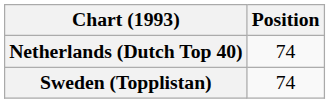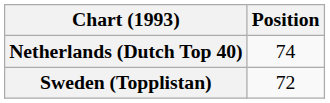(286, 82) 74 -> (286, 82) 72
